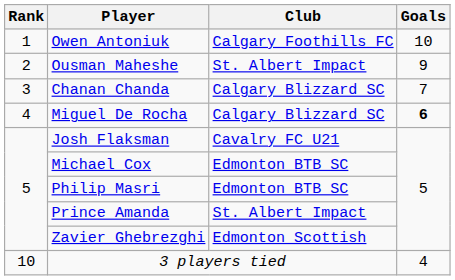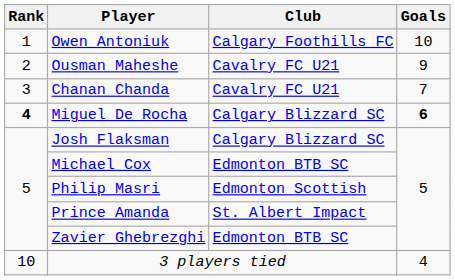(290, 66) St. Albert Impact -> (276, 66) Cavalry FC U21
(299, 91) Calgary Blizzard SC -> (276, 91) Cavalry FC U21
(26, 115) normal -> (26, 115) bold
(276, 140) Cavalry FC U21 -> (299, 140) Calgary Blizzard SC
(280, 189) Edmonton BTB SC -> (290, 189) Edmonton Scottish
(290, 238) Edmonton Scottish -> (280, 238) Edmonton BTB SC
